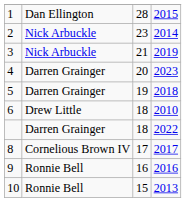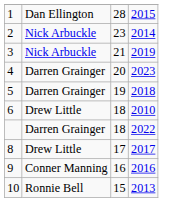(78, 149) Cornelious Brown IV -> (53, 149) Drew Little
(54, 168) Ronnie Bell -> (66, 168) Conner Manning
